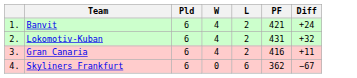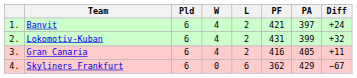+ column: (307, 11)
